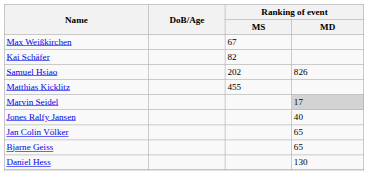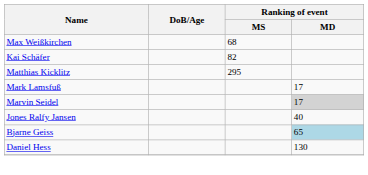(232, 42) 67 -> (232, 42) 68
- row: (32, 72)
(234, 87) 455 -> (234, 72) 295
+ row: (34, 87)
- row: (37, 132)
(298, 147) no background -> (298, 132) lightblue background
